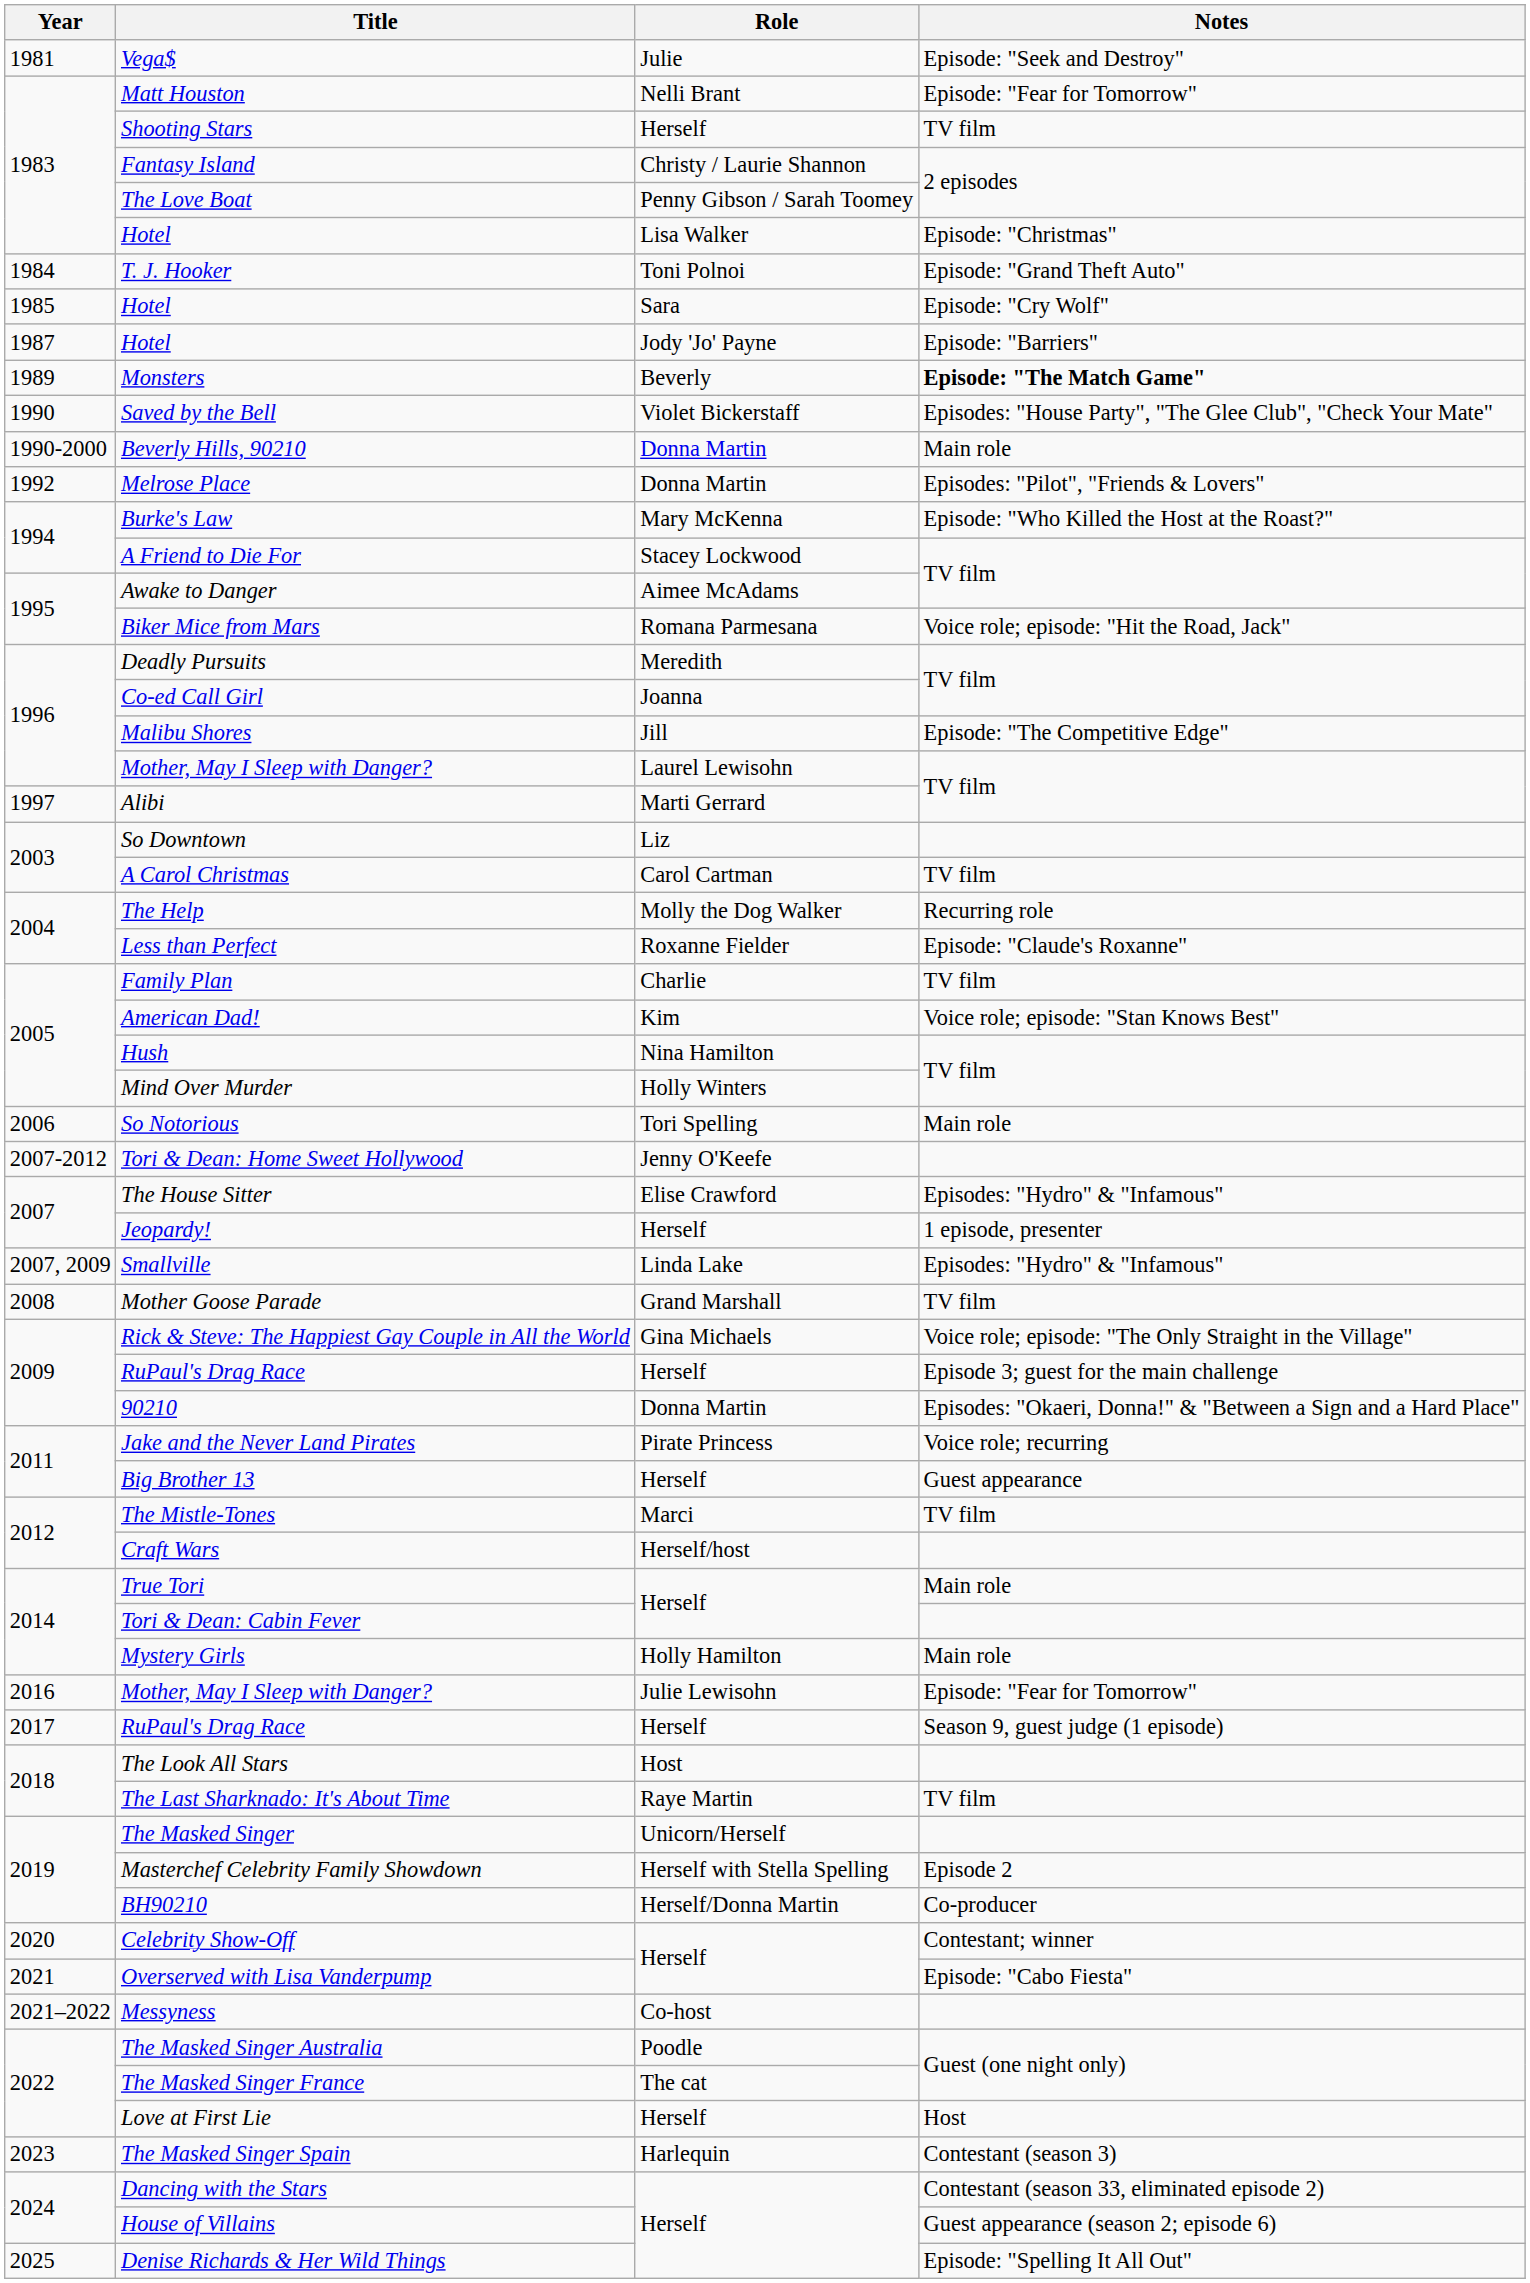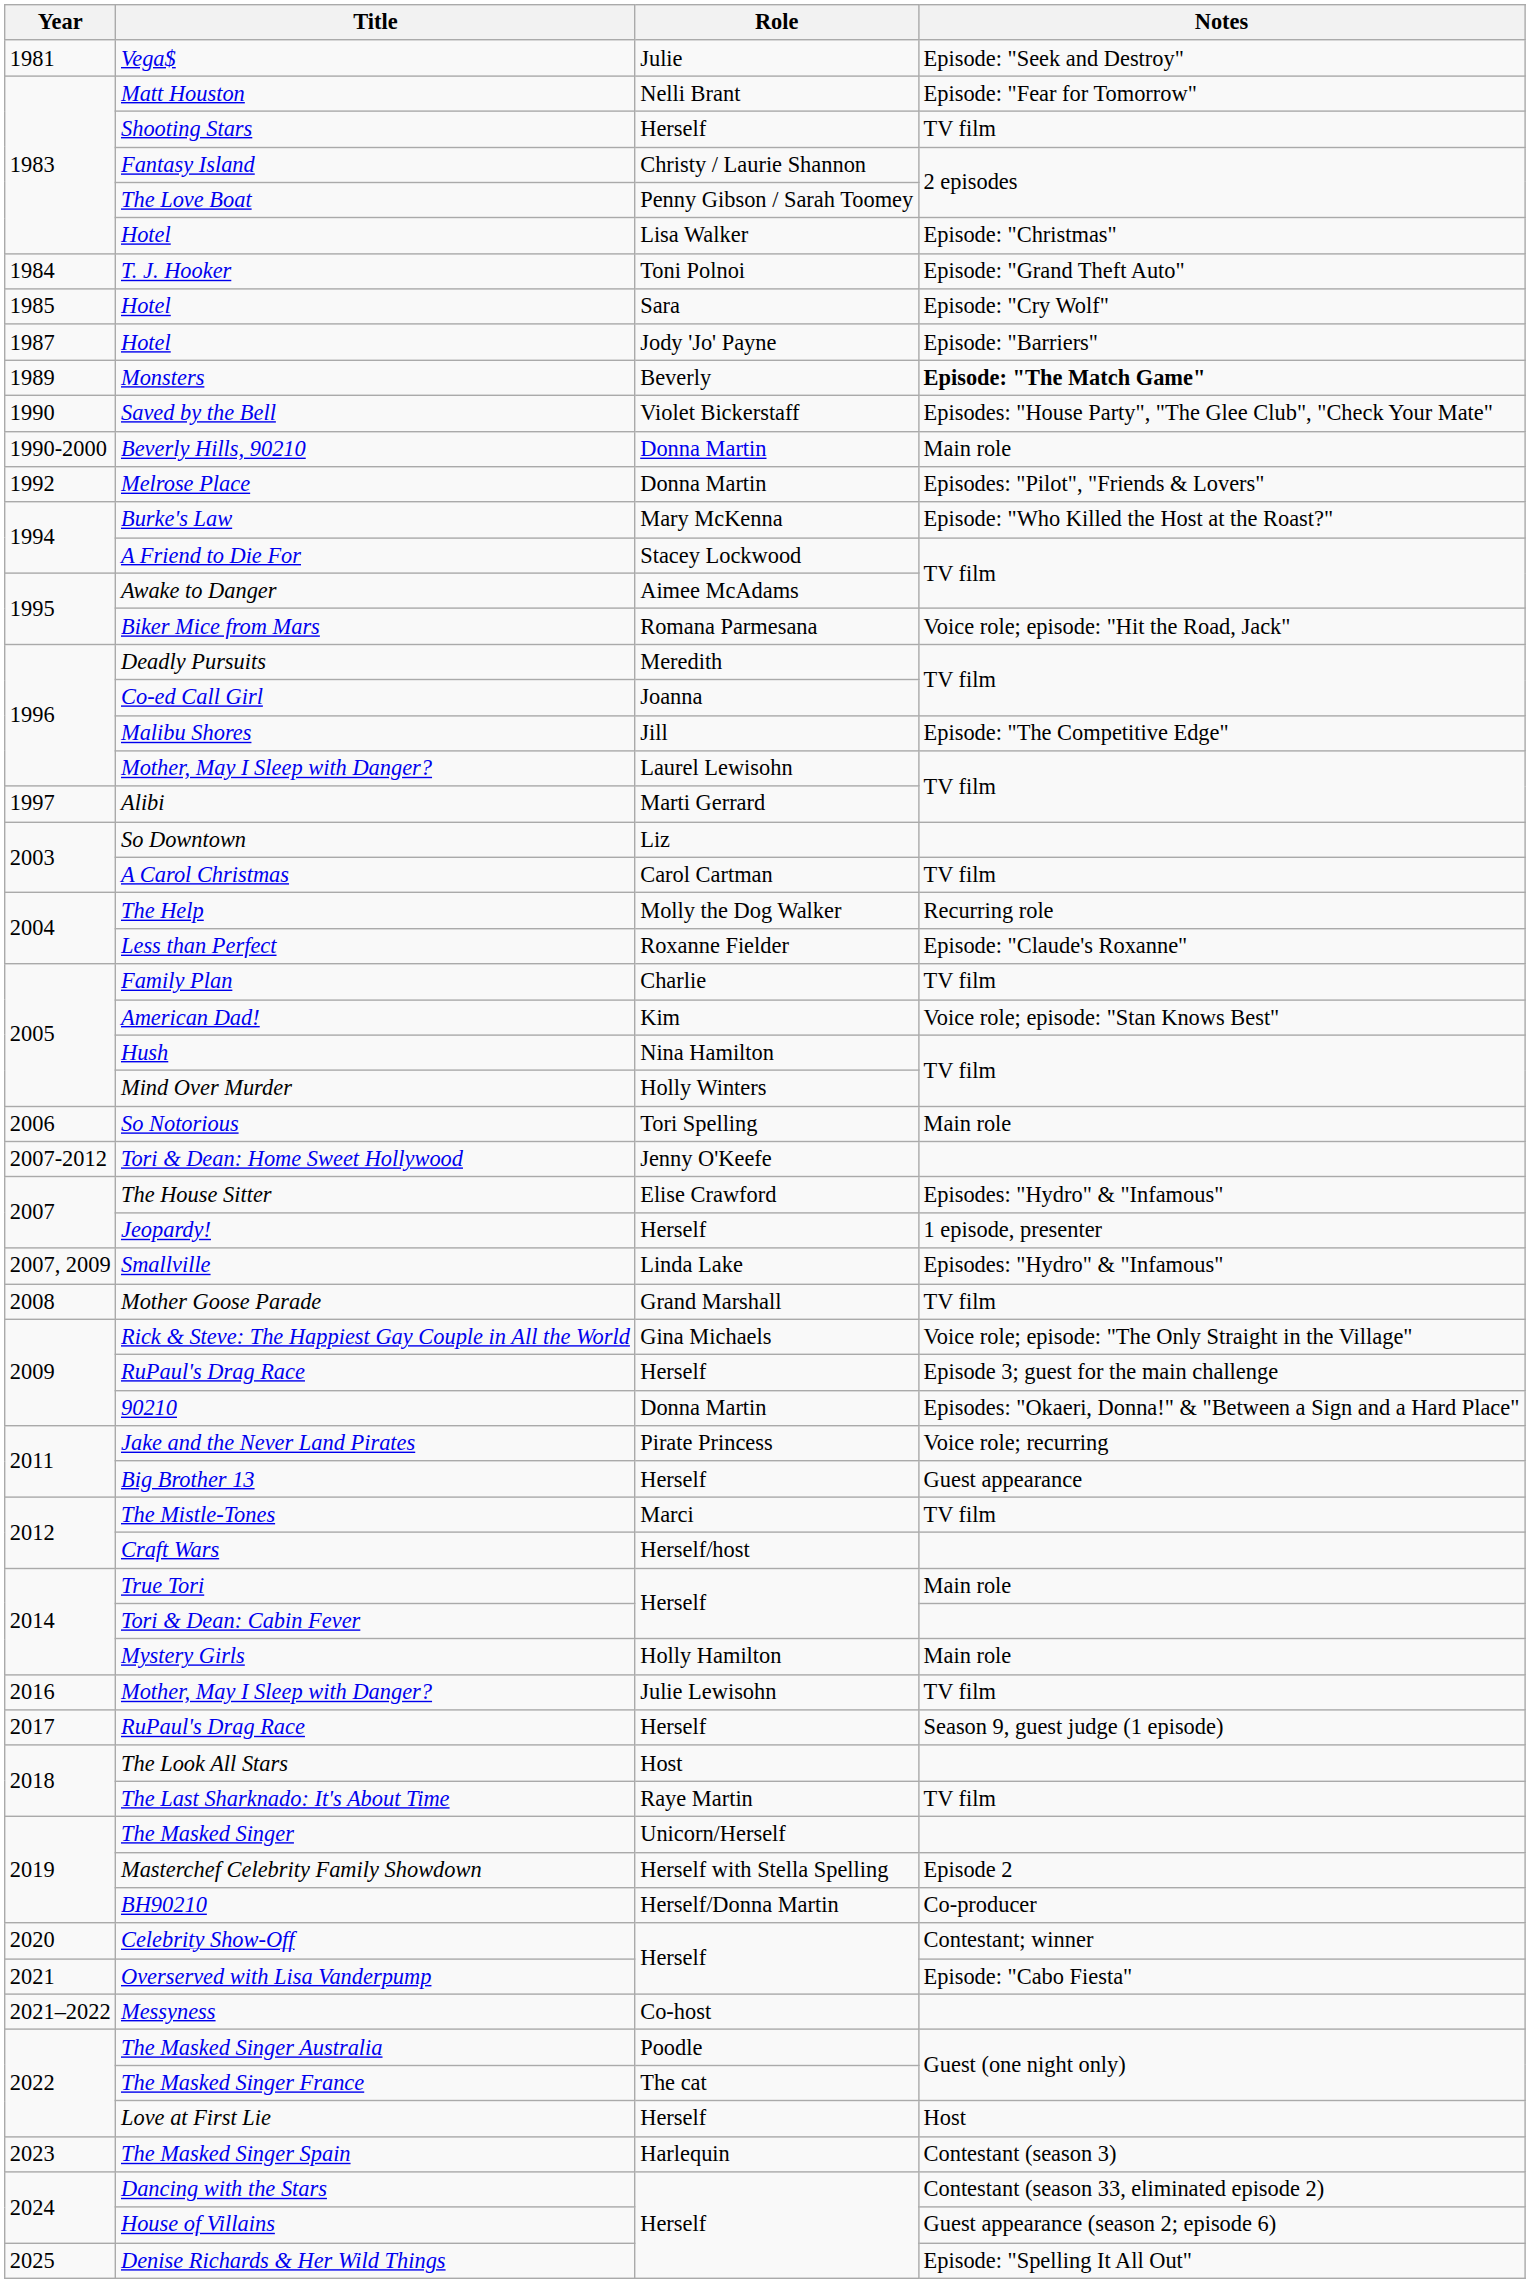(1060, 1691) Episode: "Fear for Tomorrow" -> (960, 1691) TV film
